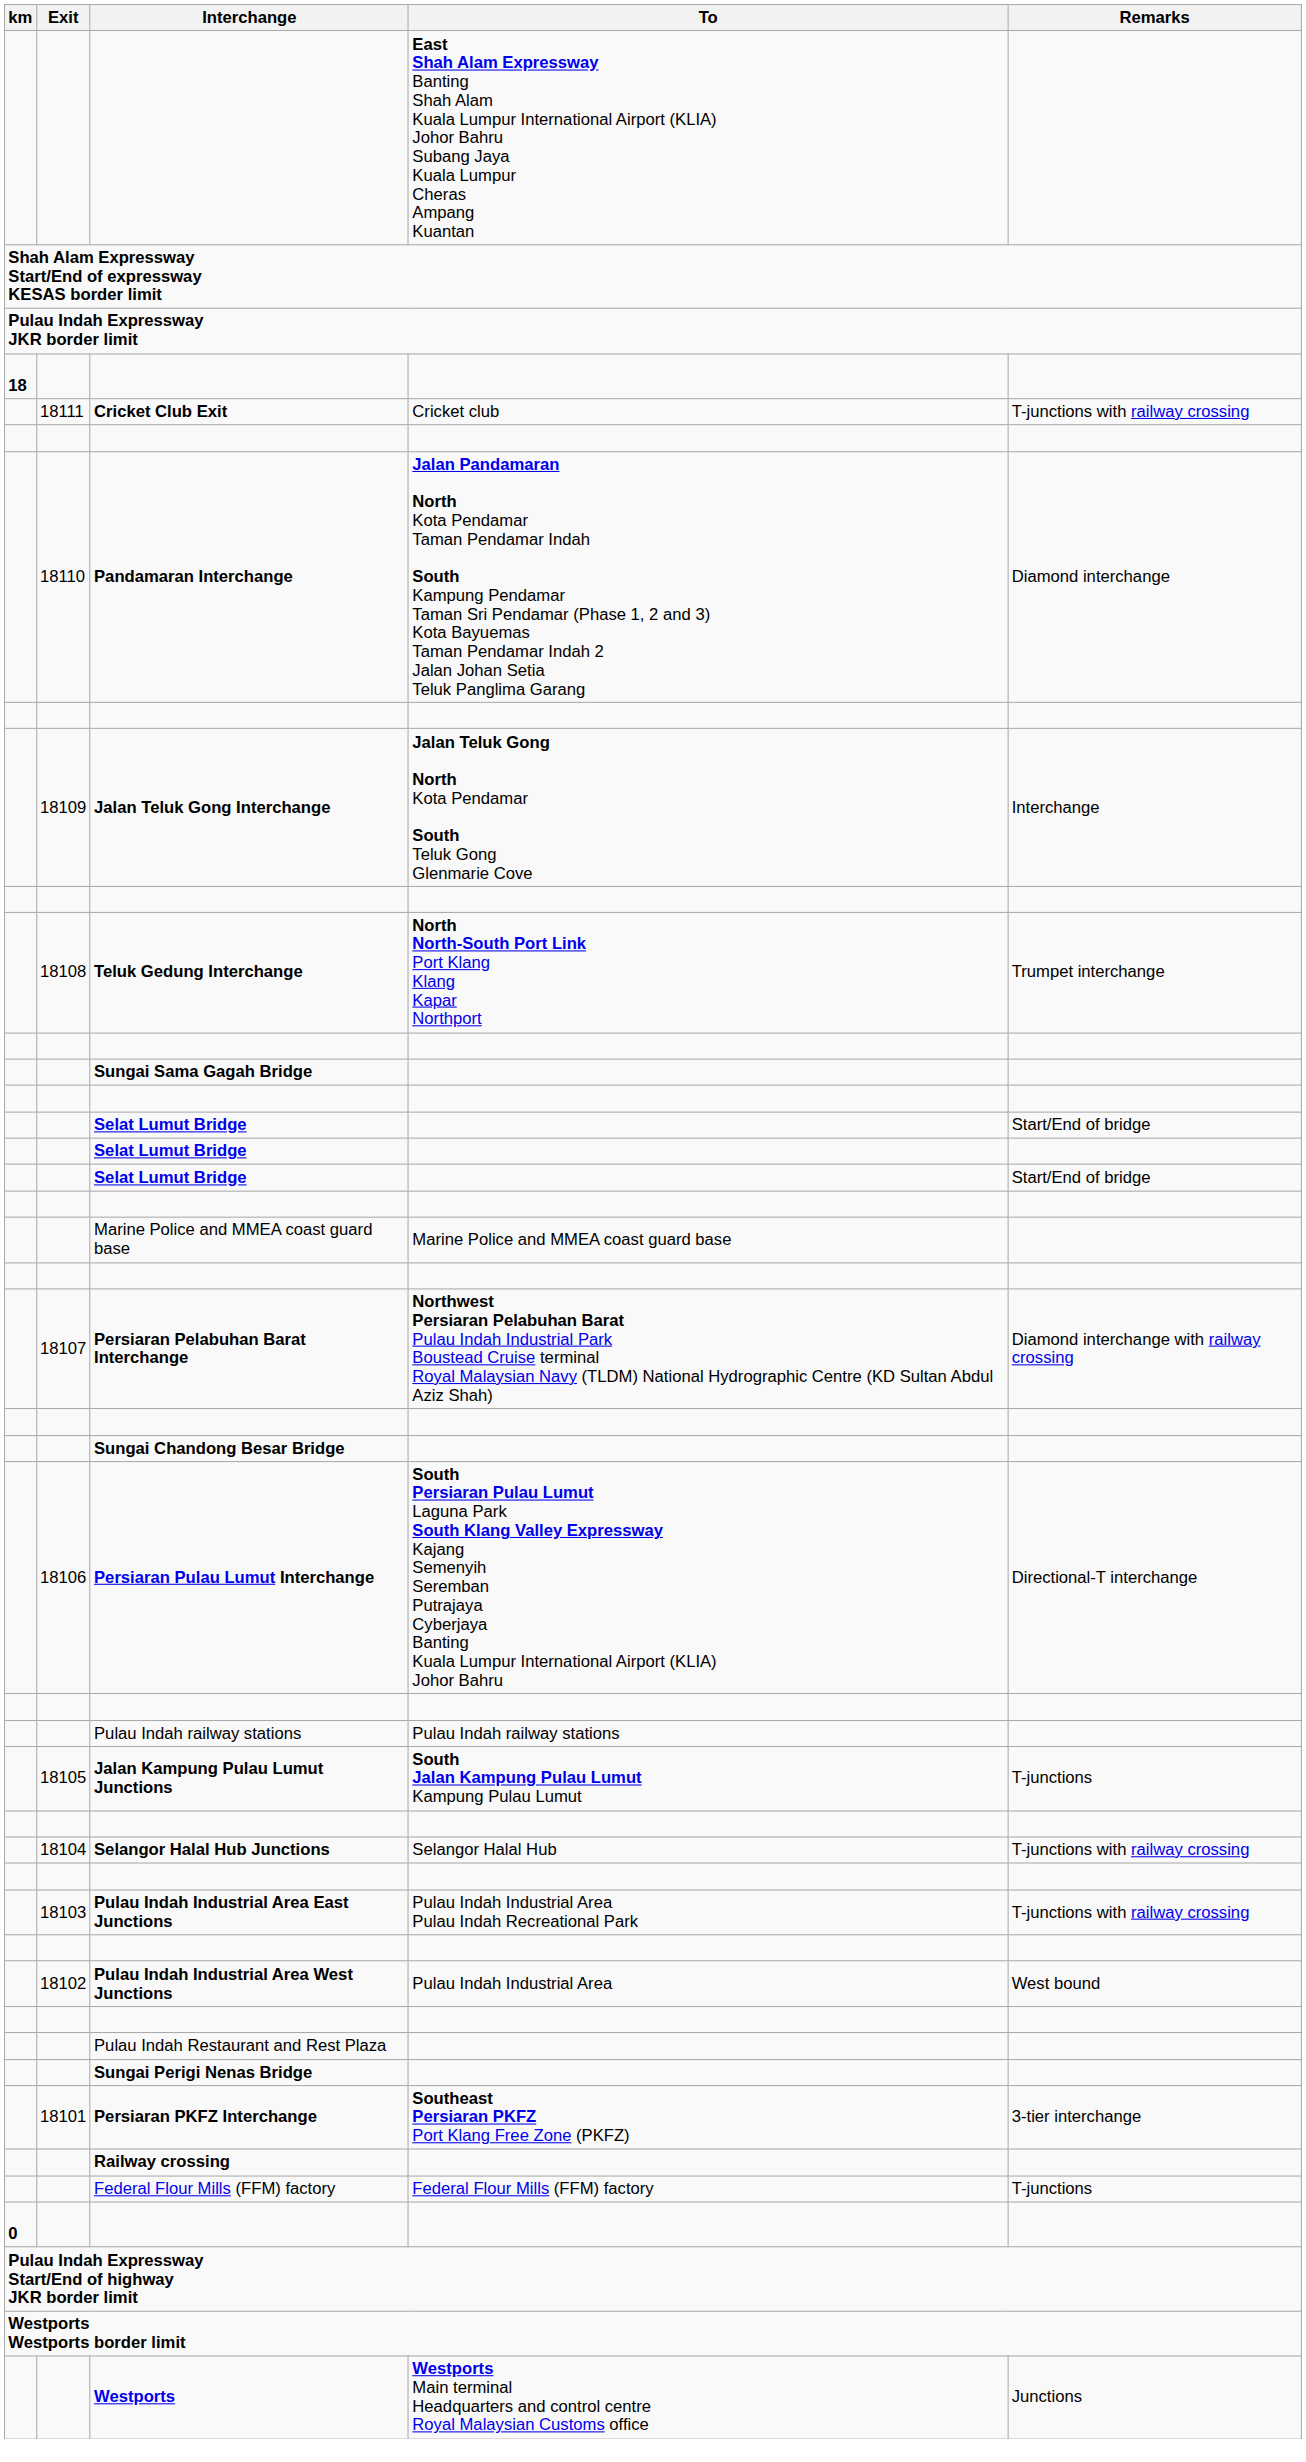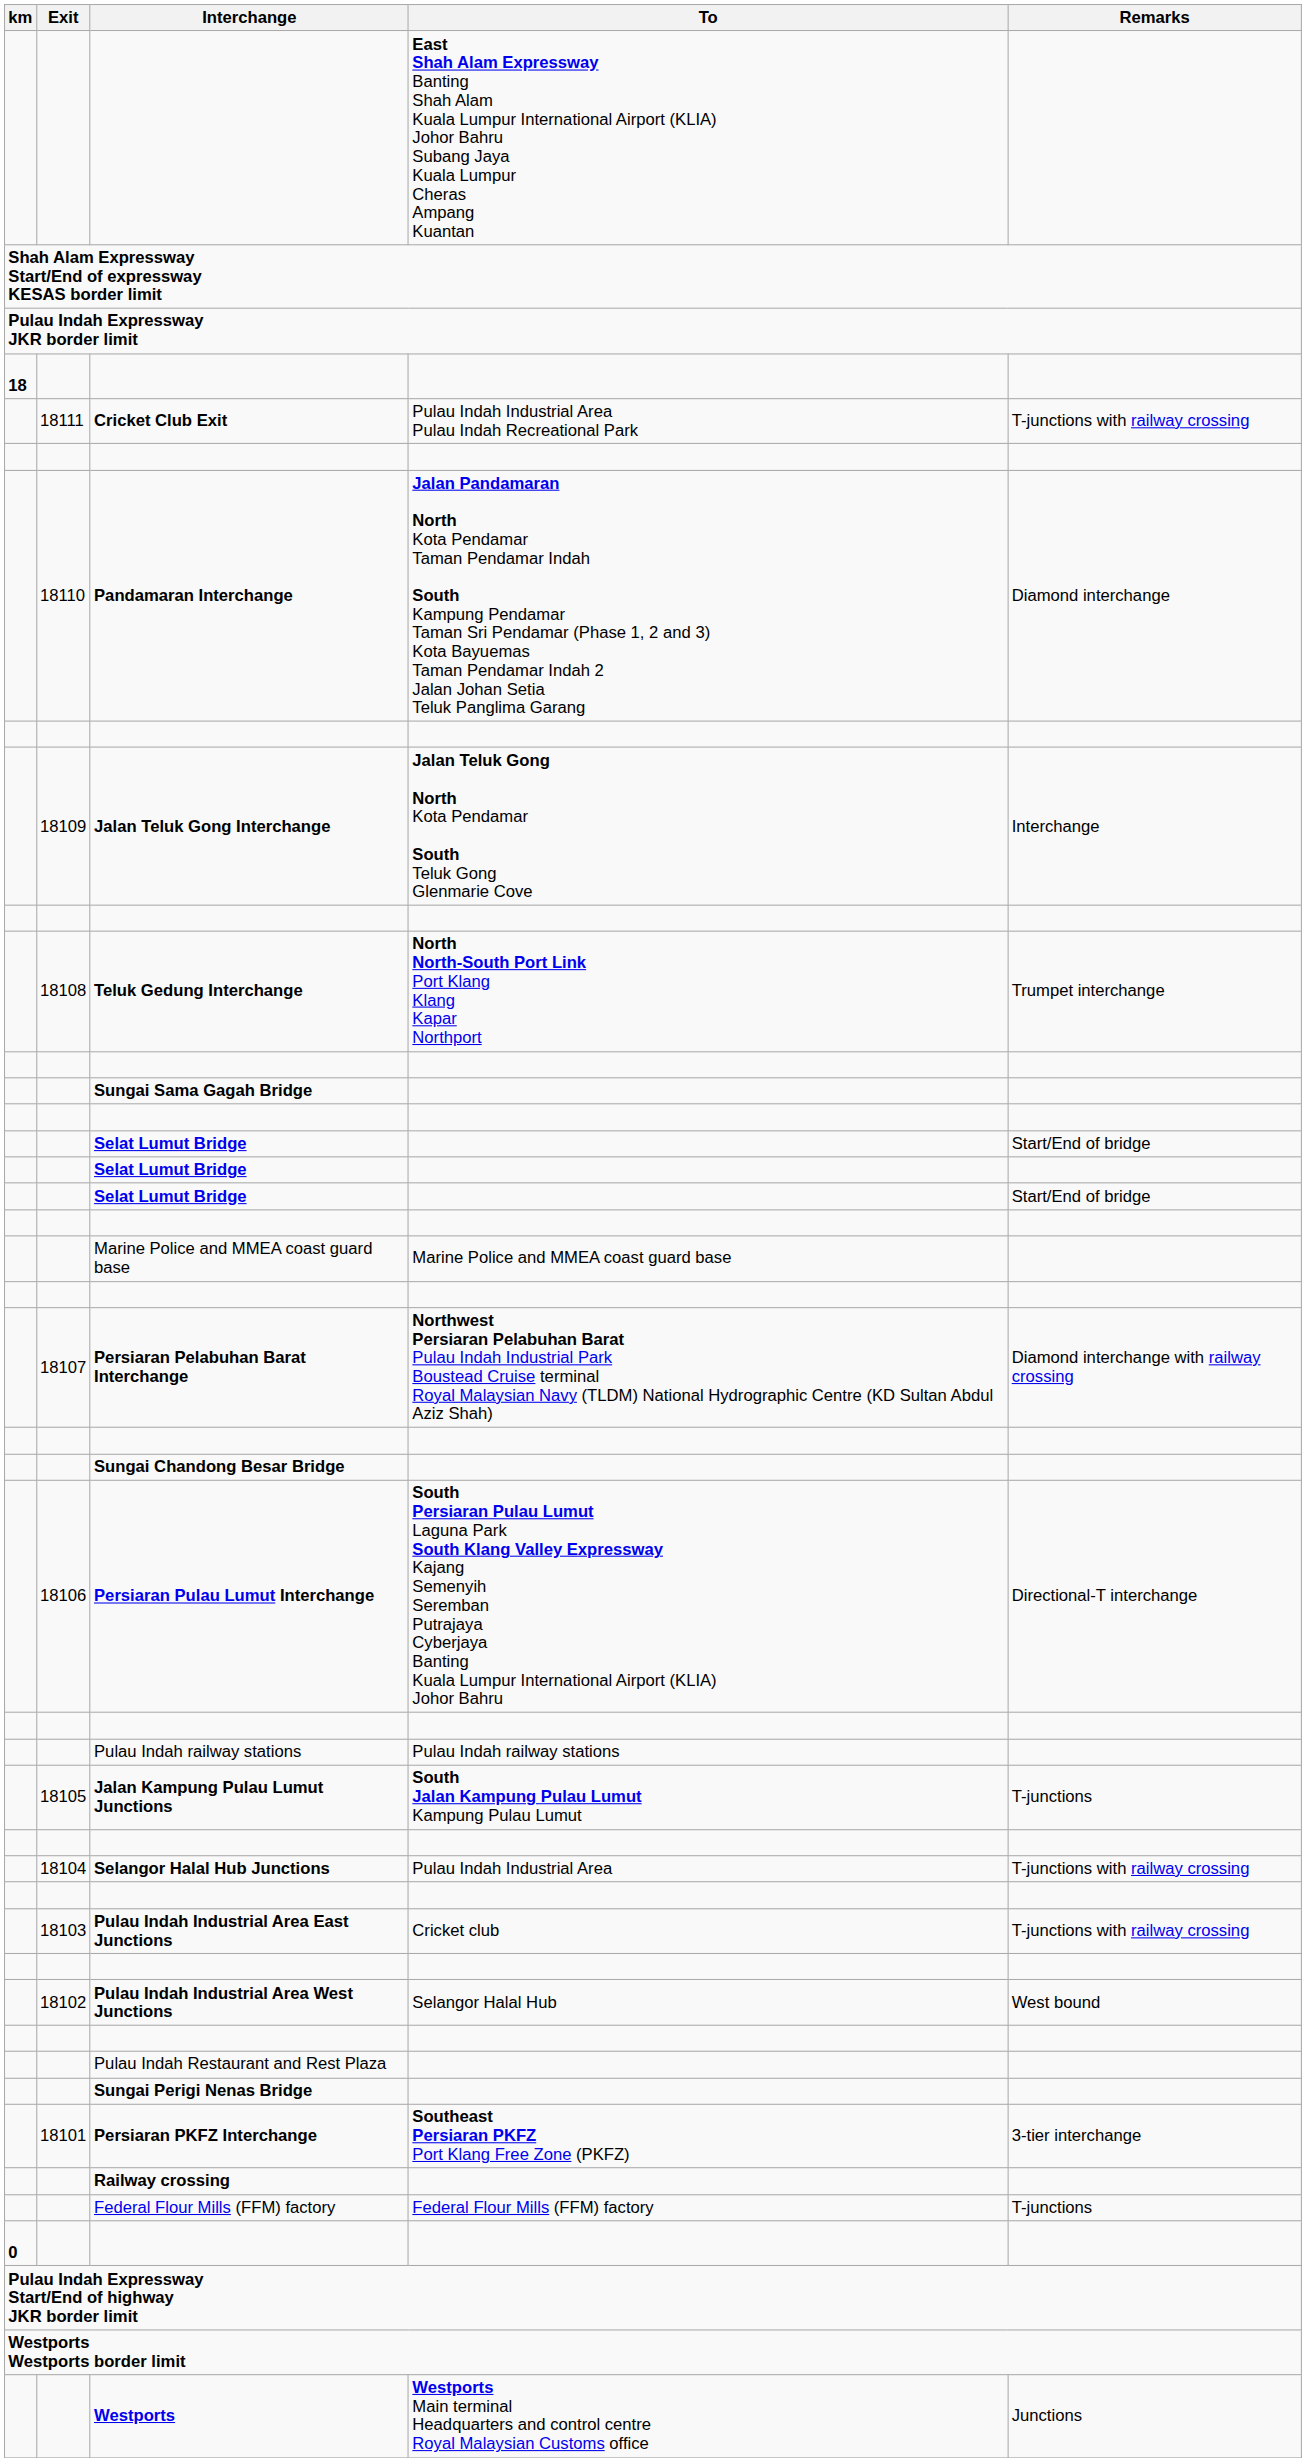(456, 411) Cricket club -> (525, 421) Pulau Indah Industrial Area Pulau Indah Recreational Park
(484, 1850) Selangor Halal Hub -> (512, 1868) Pulau Indah Industrial Area
(525, 1912) Pulau Indah Industrial Area Pulau Indah Recreational Park -> (456, 1930) Cricket club
(512, 1983) Pulau Indah Industrial Area -> (484, 2002) Selangor Halal Hub
